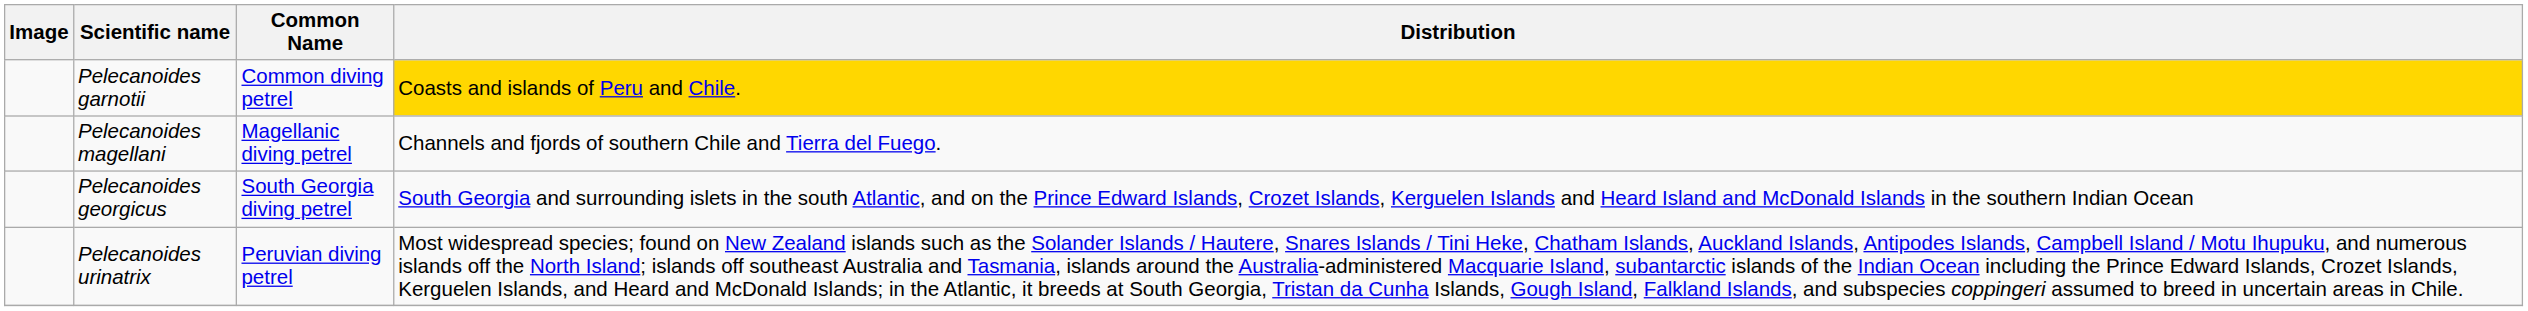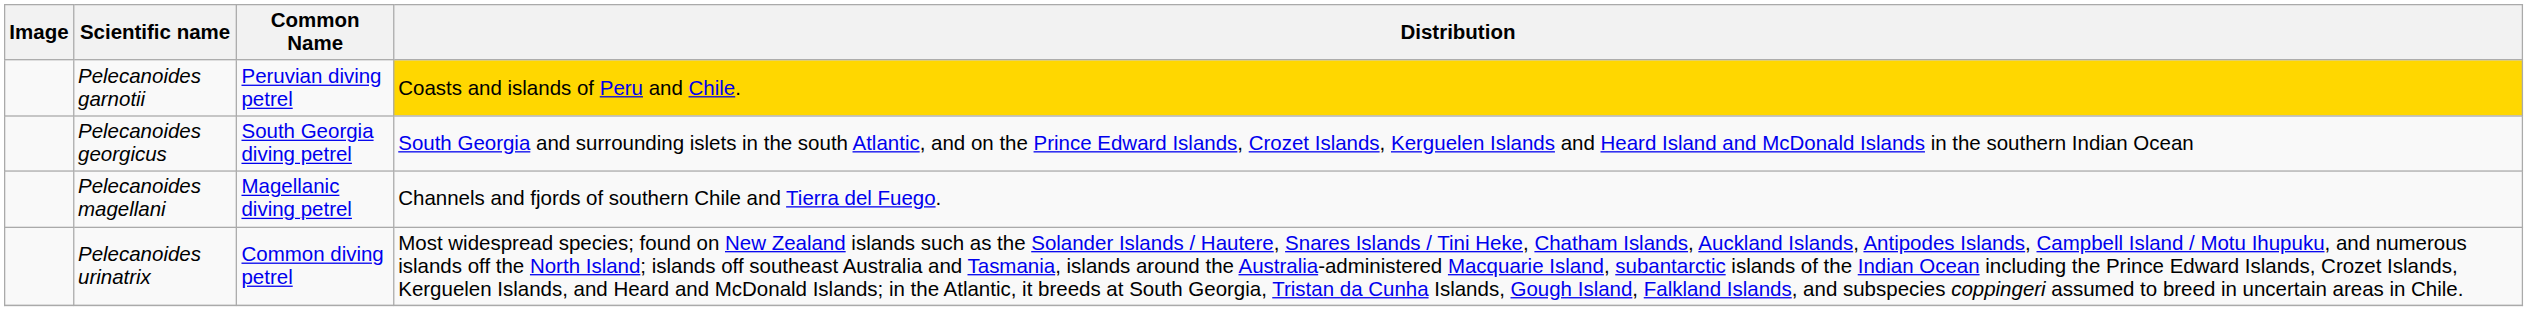(313, 87) Common diving petrel -> (311, 87) Peruvian diving petrel
rows swapped: (139, 143) <-> (139, 198)
(311, 265) Peruvian diving petrel -> (313, 265) Common diving petrel
